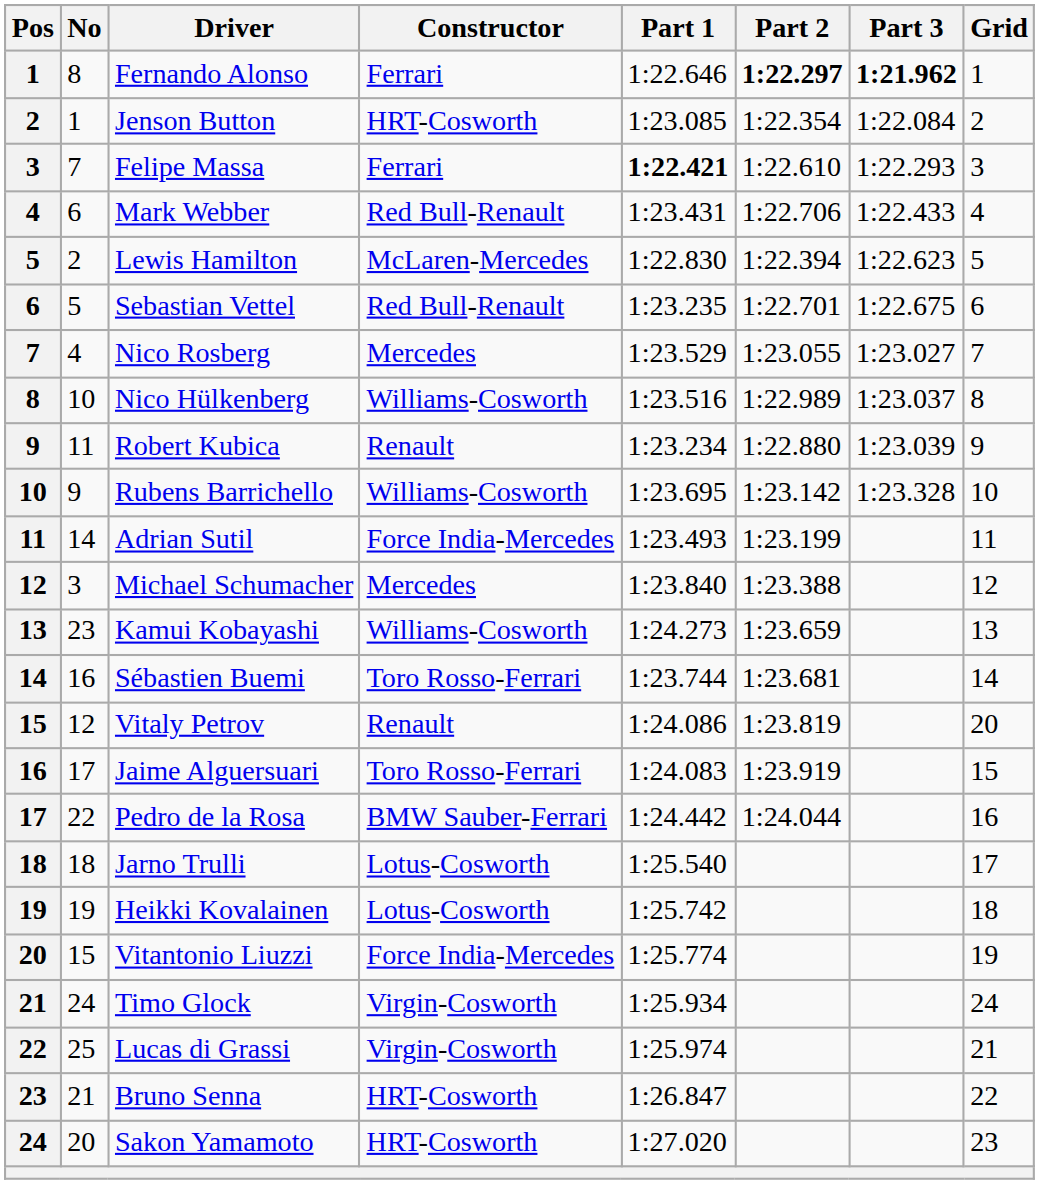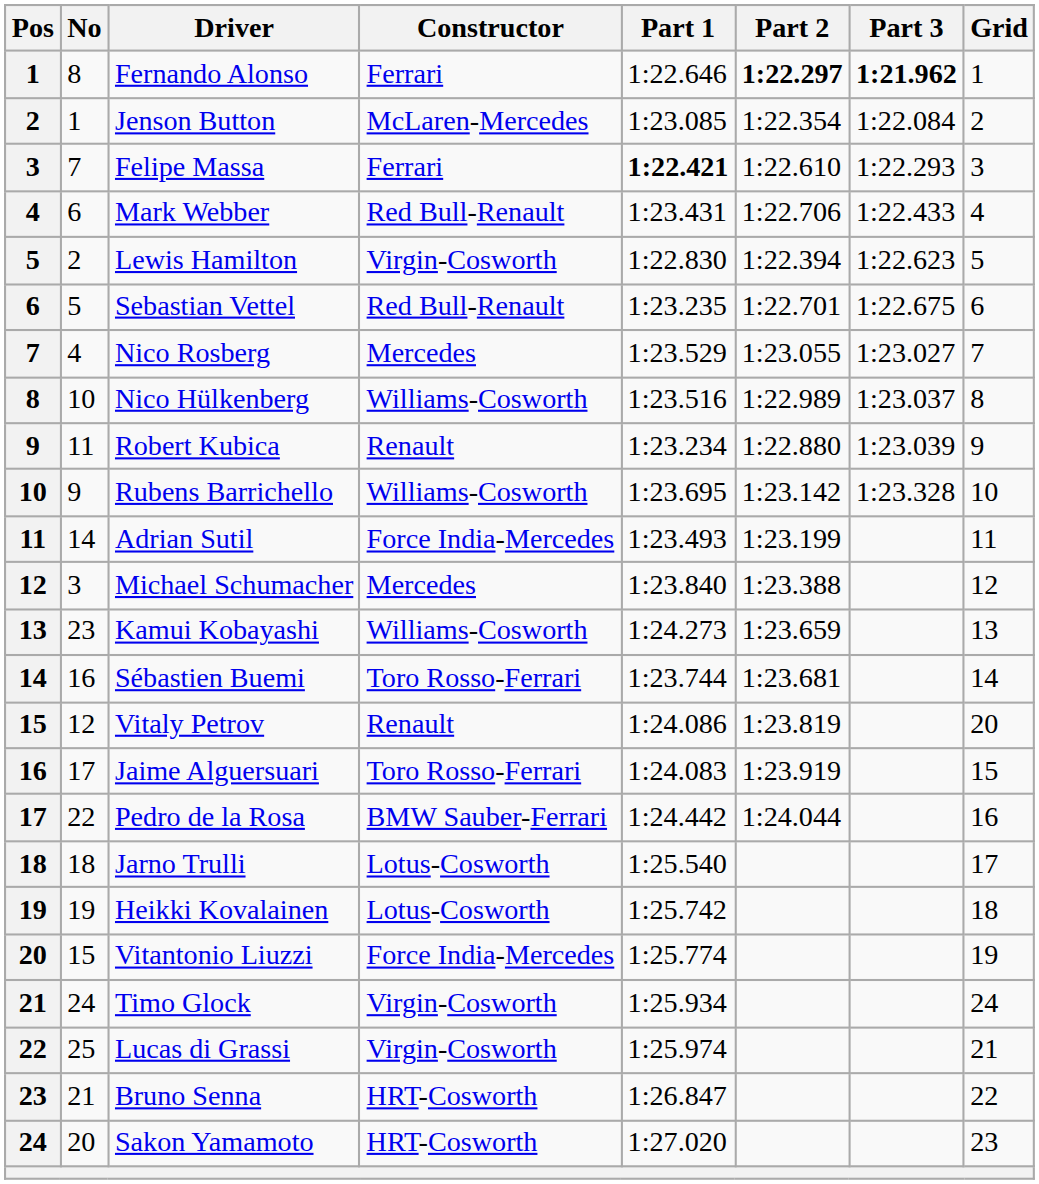(452, 120) HRT-Cosworth -> (478, 120) McLaren-Mercedes
(478, 259) McLaren-Mercedes -> (462, 259) Virgin-Cosworth
